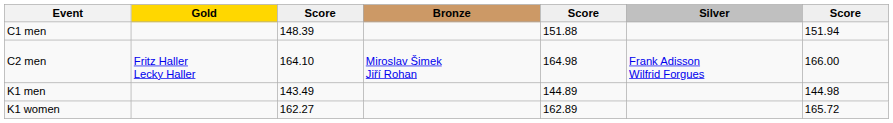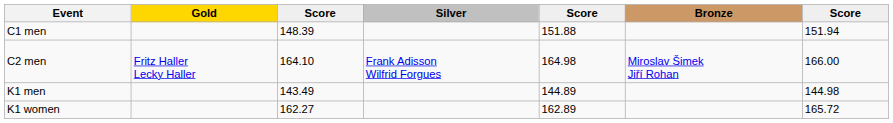columns swapped: (714, 13) <-> (452, 13)
